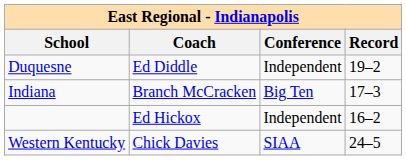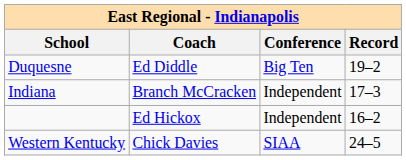(303, 67) Independent -> (288, 67) Big Ten
(288, 92) Big Ten -> (303, 92) Independent
